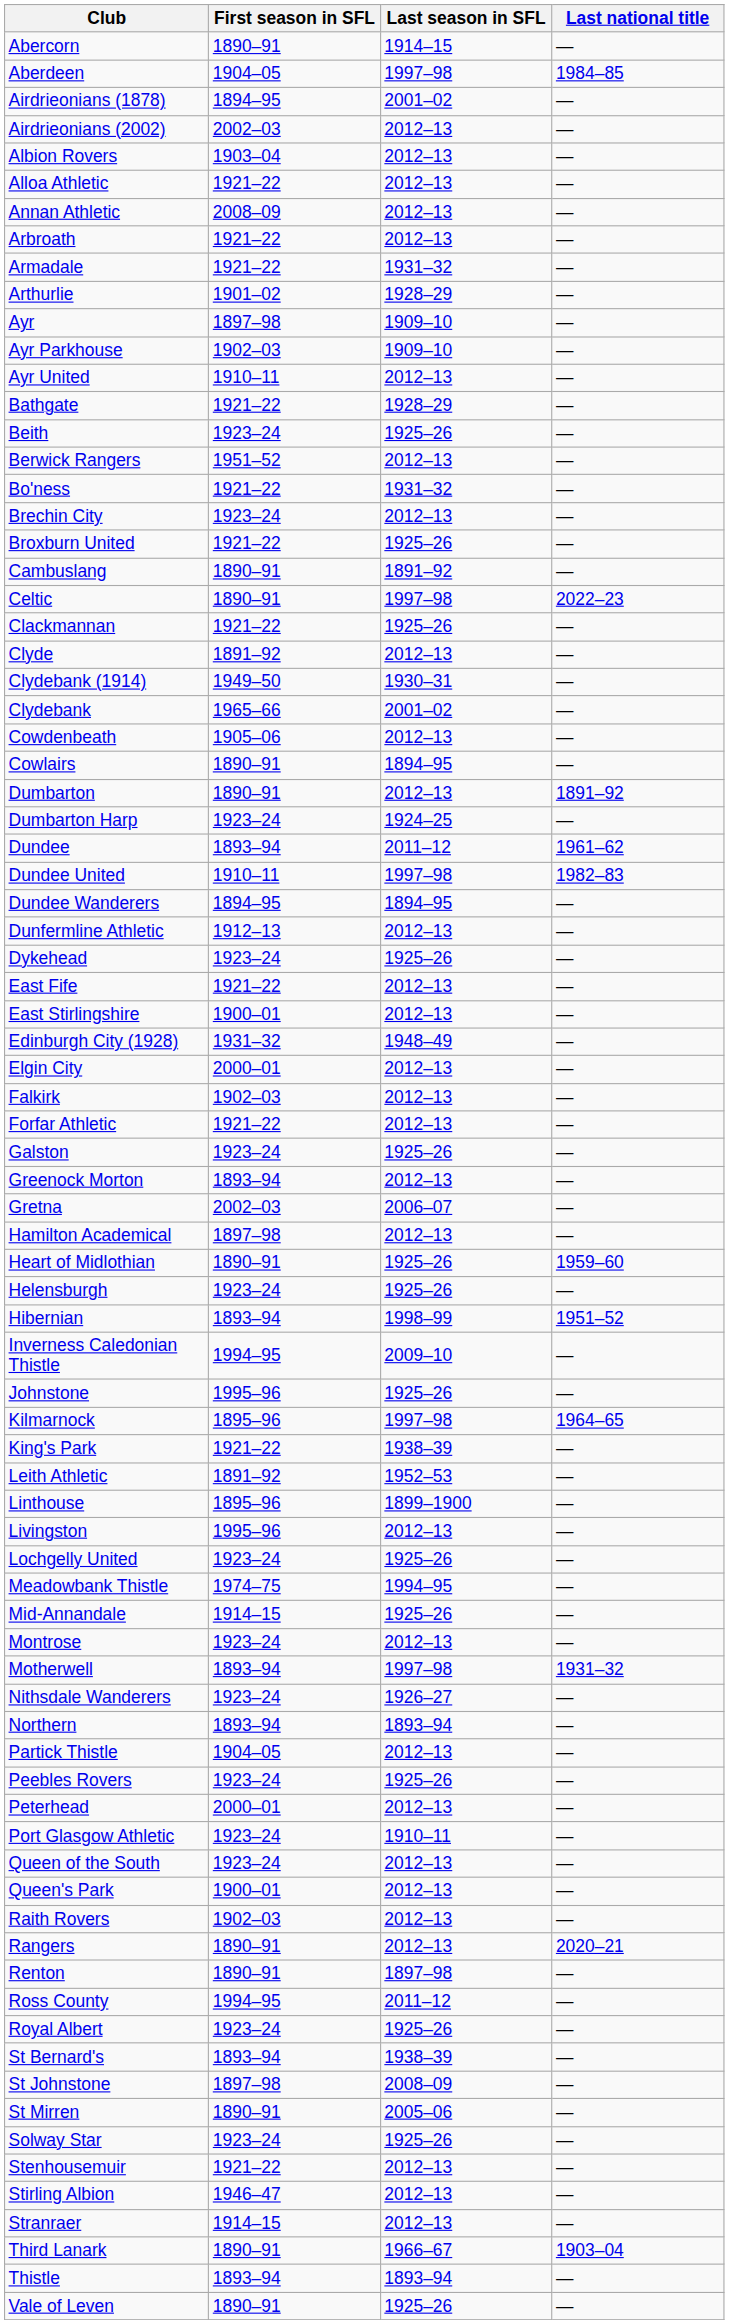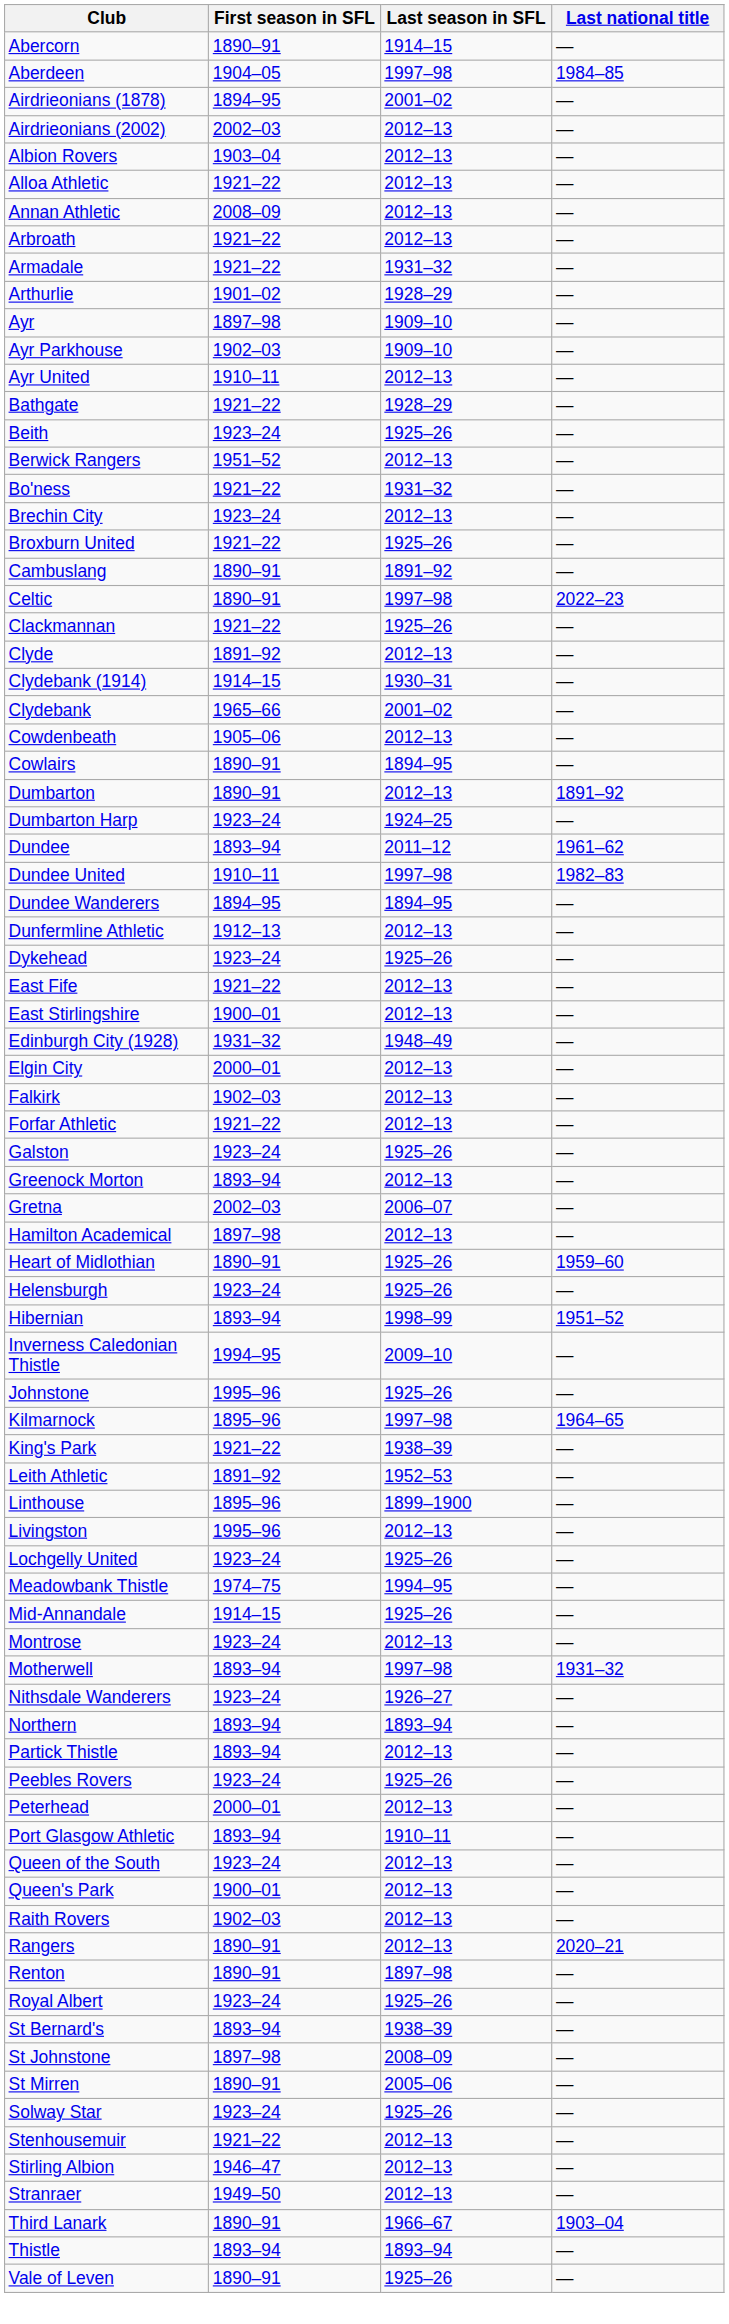(247, 682) 1949–50 -> (247, 682) 1914–15
(247, 1752) 1904–05 -> (247, 1752) 1893–94
(247, 1835) 1923–24 -> (247, 1835) 1893–94
- row: (58, 2001)
(247, 2222) 1914–15 -> (247, 2195) 1949–50
